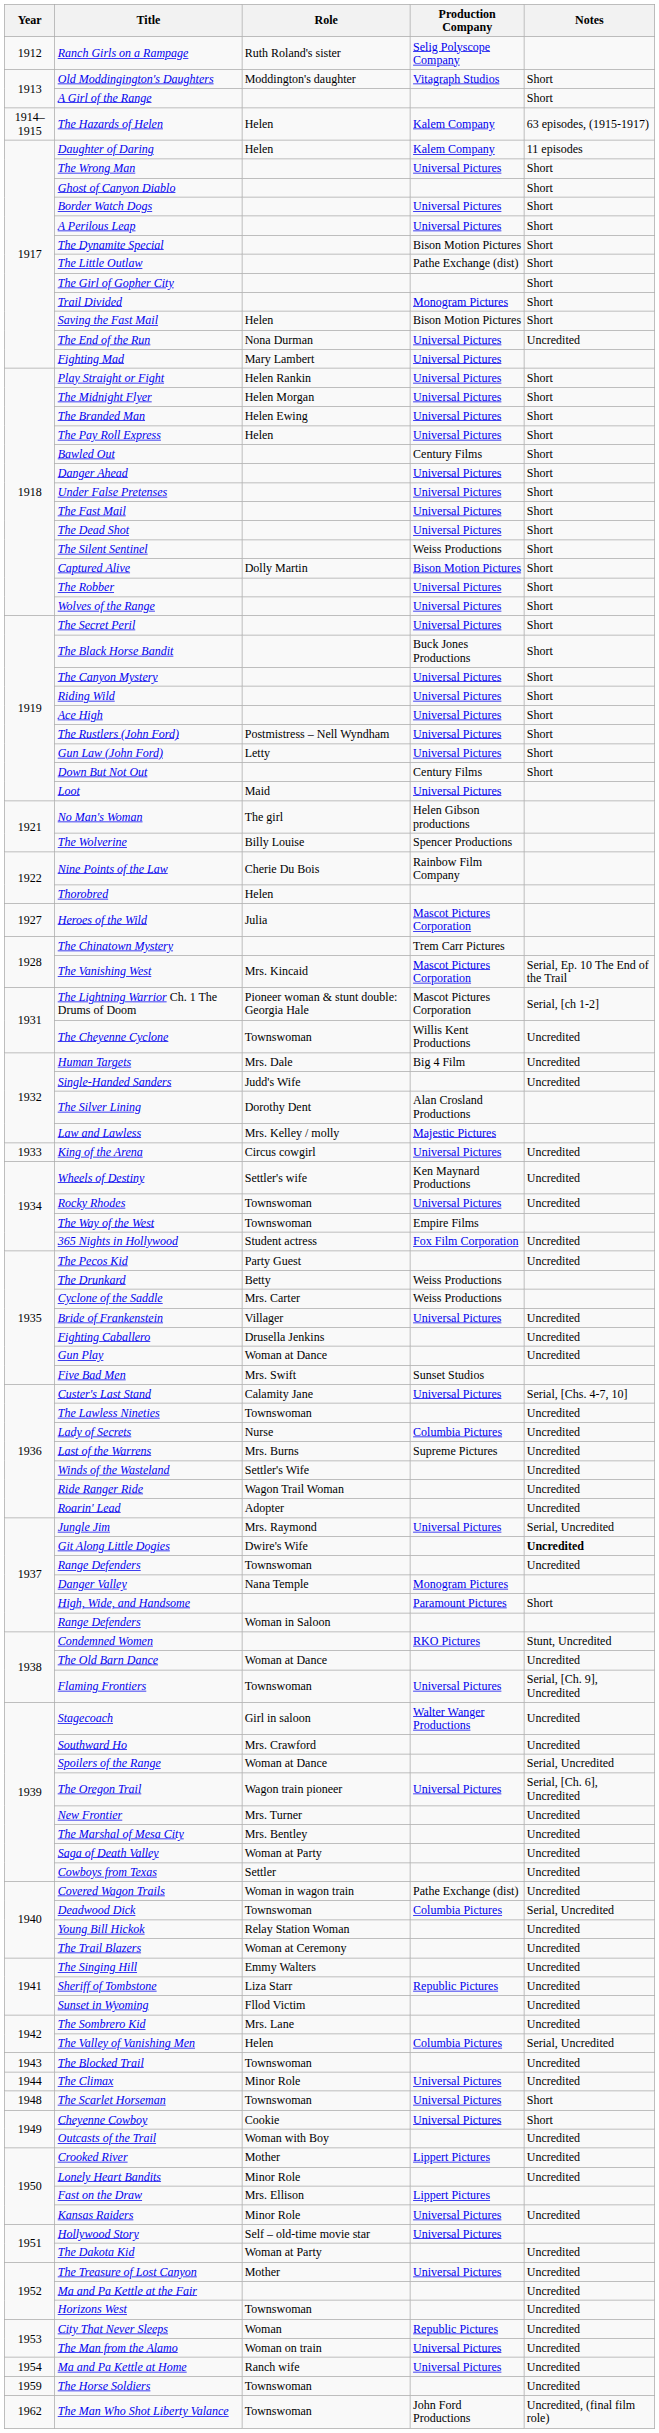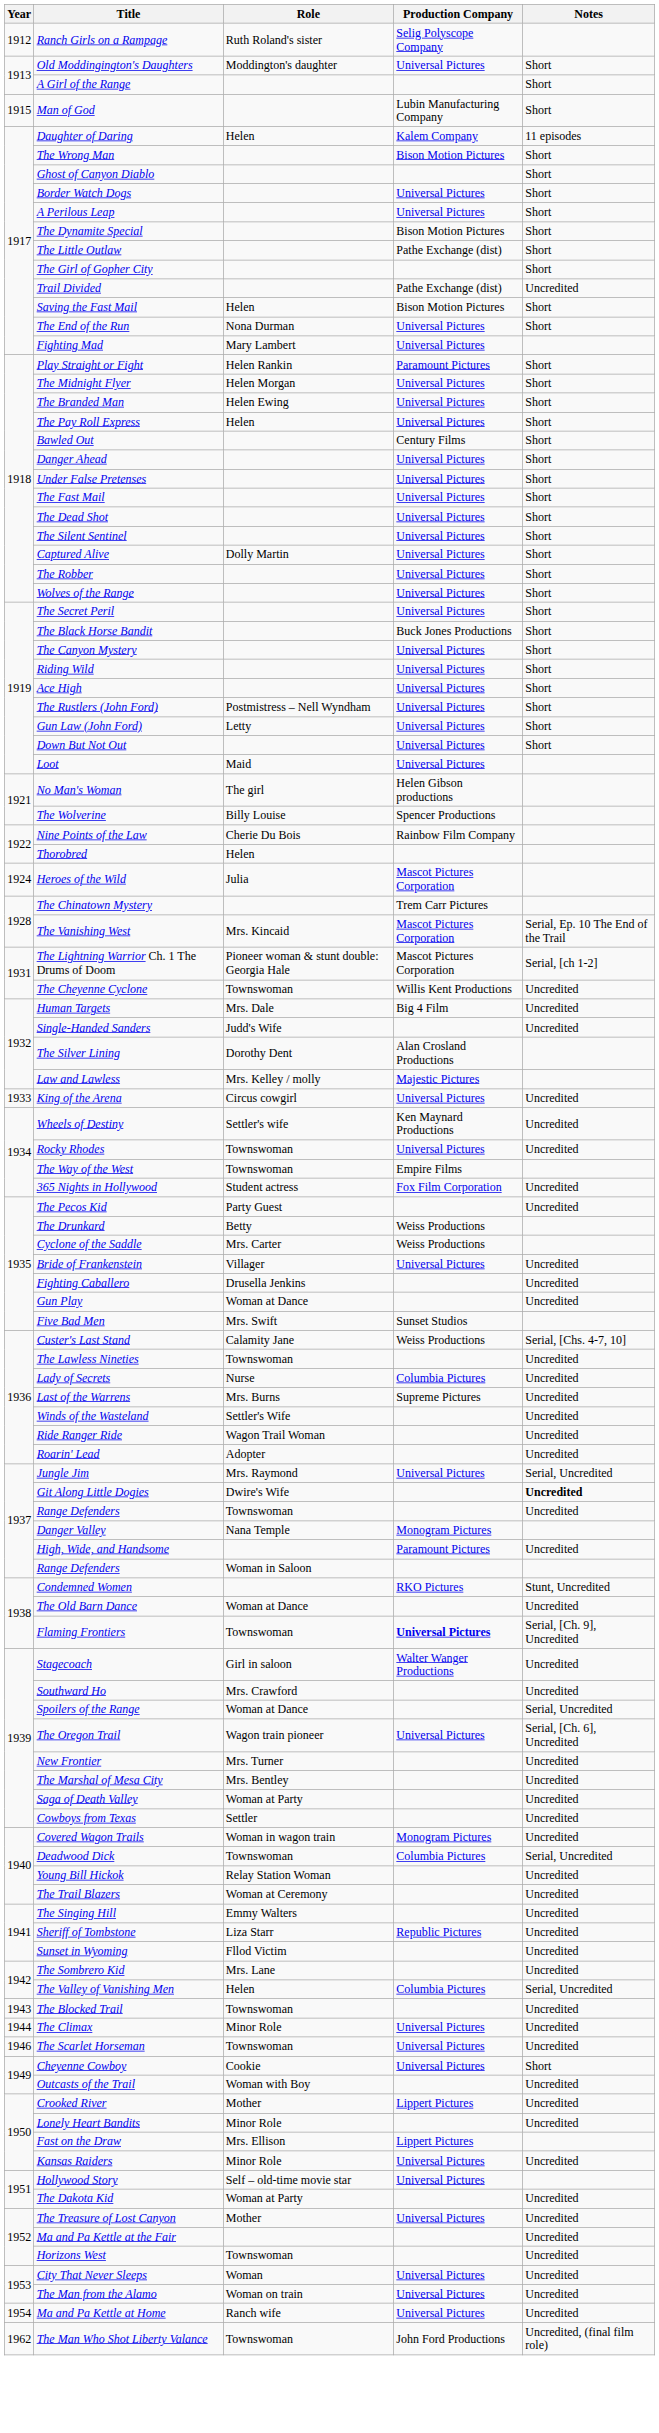(456, 79) Vitagraph Studios -> (440, 65) Universal Pictures
- row: (110, 123)
+ row: (66, 110)
(457, 168) Universal Pictures -> (450, 155) Bison Motion Pictures
(461, 301) Monogram Pictures -> (449, 288) Pathe Exchange (dist)
(540, 301) Short -> (552, 288) Uncredited
(553, 339) Uncredited -> (538, 326) Short
(457, 378) Universal Pictures -> (443, 364) Paramount Pictures
(457, 549) Weiss Productions -> (440, 535) Universal Pictures
(467, 568) Bison Motion Pictures -> (440, 554) Universal Pictures
(448, 772) Century Films -> (440, 745) Universal Pictures
(30, 920) 1927 -> (19, 879) 1924
(457, 1394) Universal Pictures -> (441, 1340) Weiss Productions
(540, 1603) Short -> (552, 1549) Uncredited
(457, 1686) normal -> (443, 1632) bold
(466, 1891) Pathe Exchange (dist) -> (444, 1837) Monogram Pictures
(30, 2100) 1948 -> (19, 2046) 1946
(540, 2100) Short -> (552, 2046) Uncredited
(456, 2328) Republic Pictures -> (440, 2274) Universal Pictures
- row: (104, 2386)
